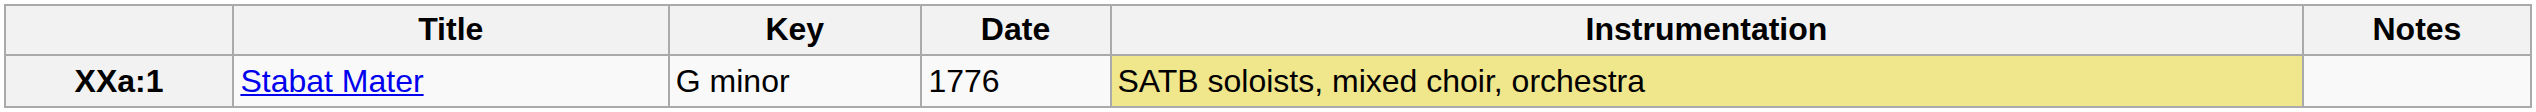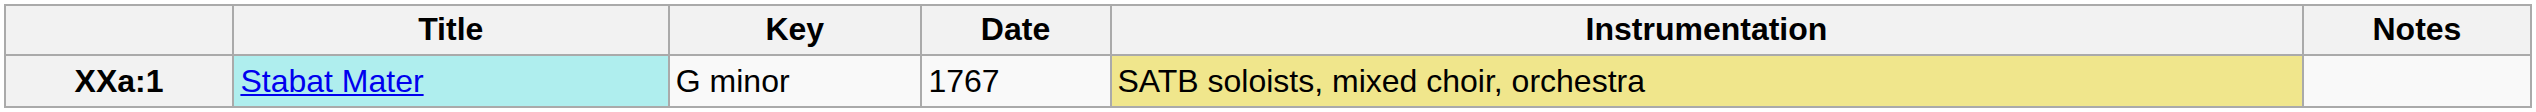(332, 80) no background -> (332, 80) paleturquoise background
(964, 80) 1776 -> (964, 80) 1767
